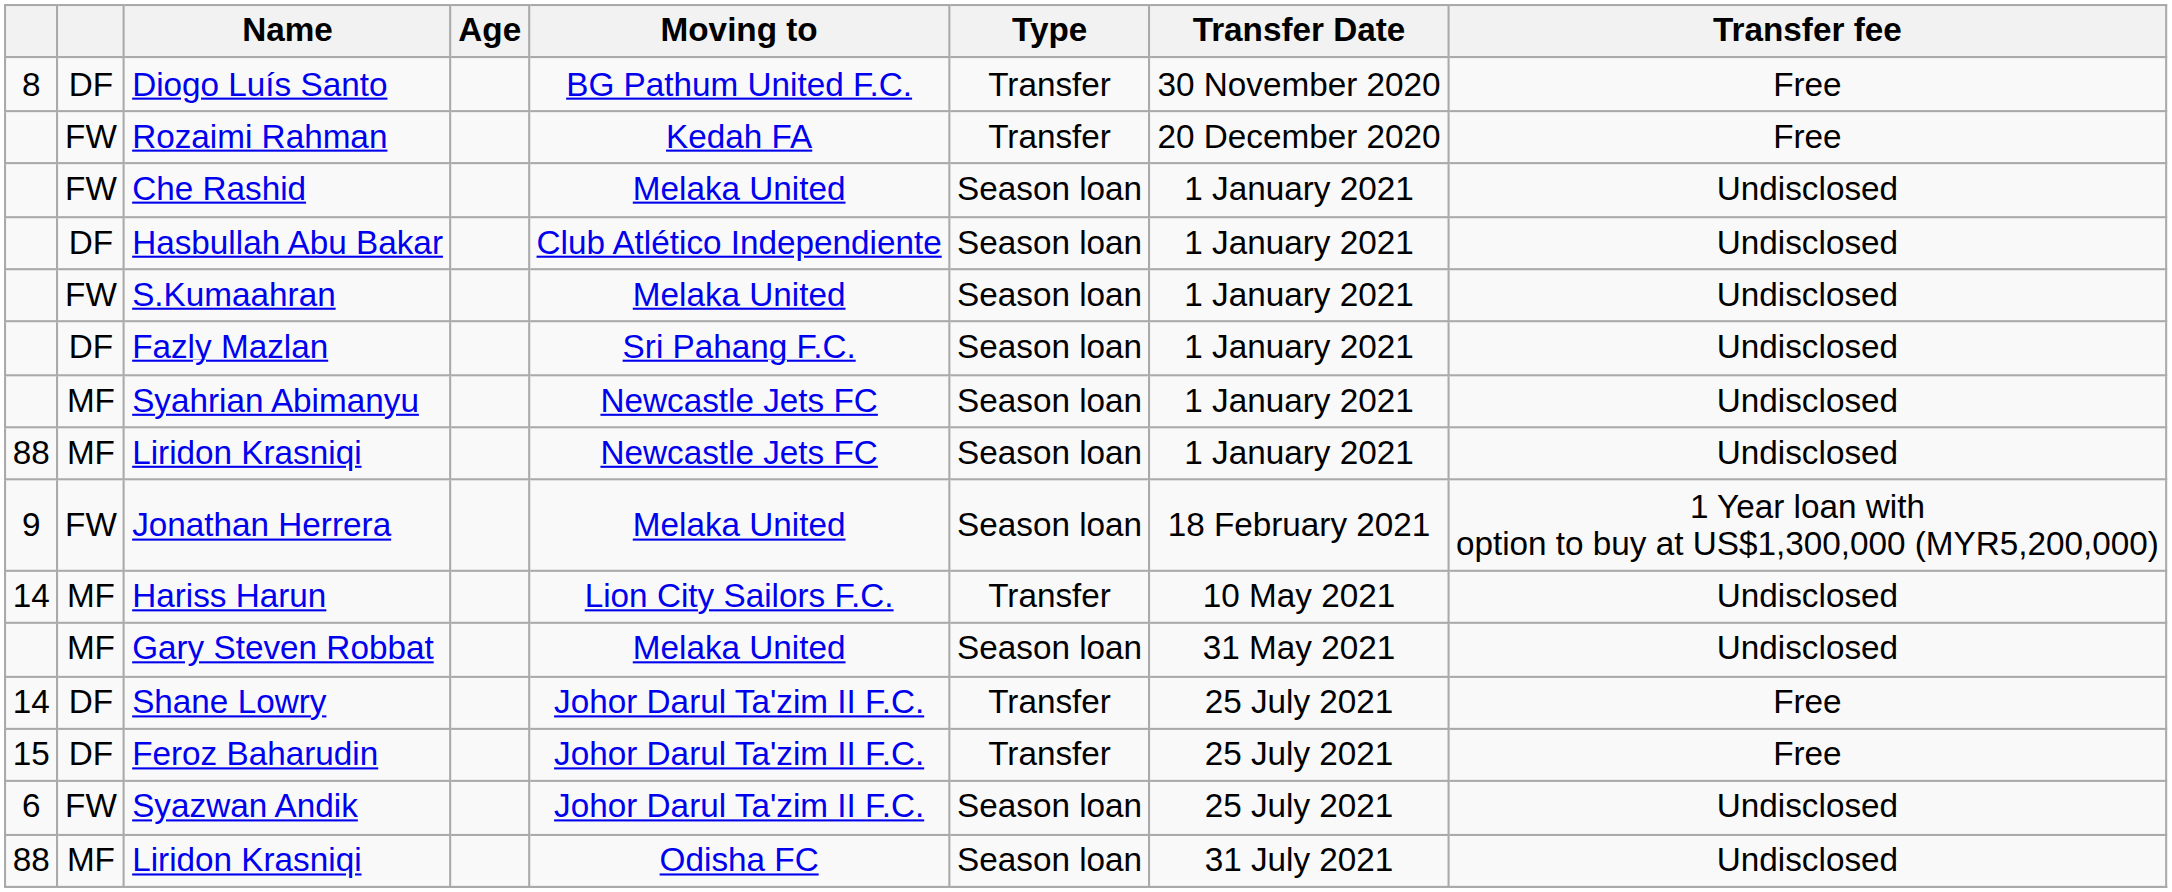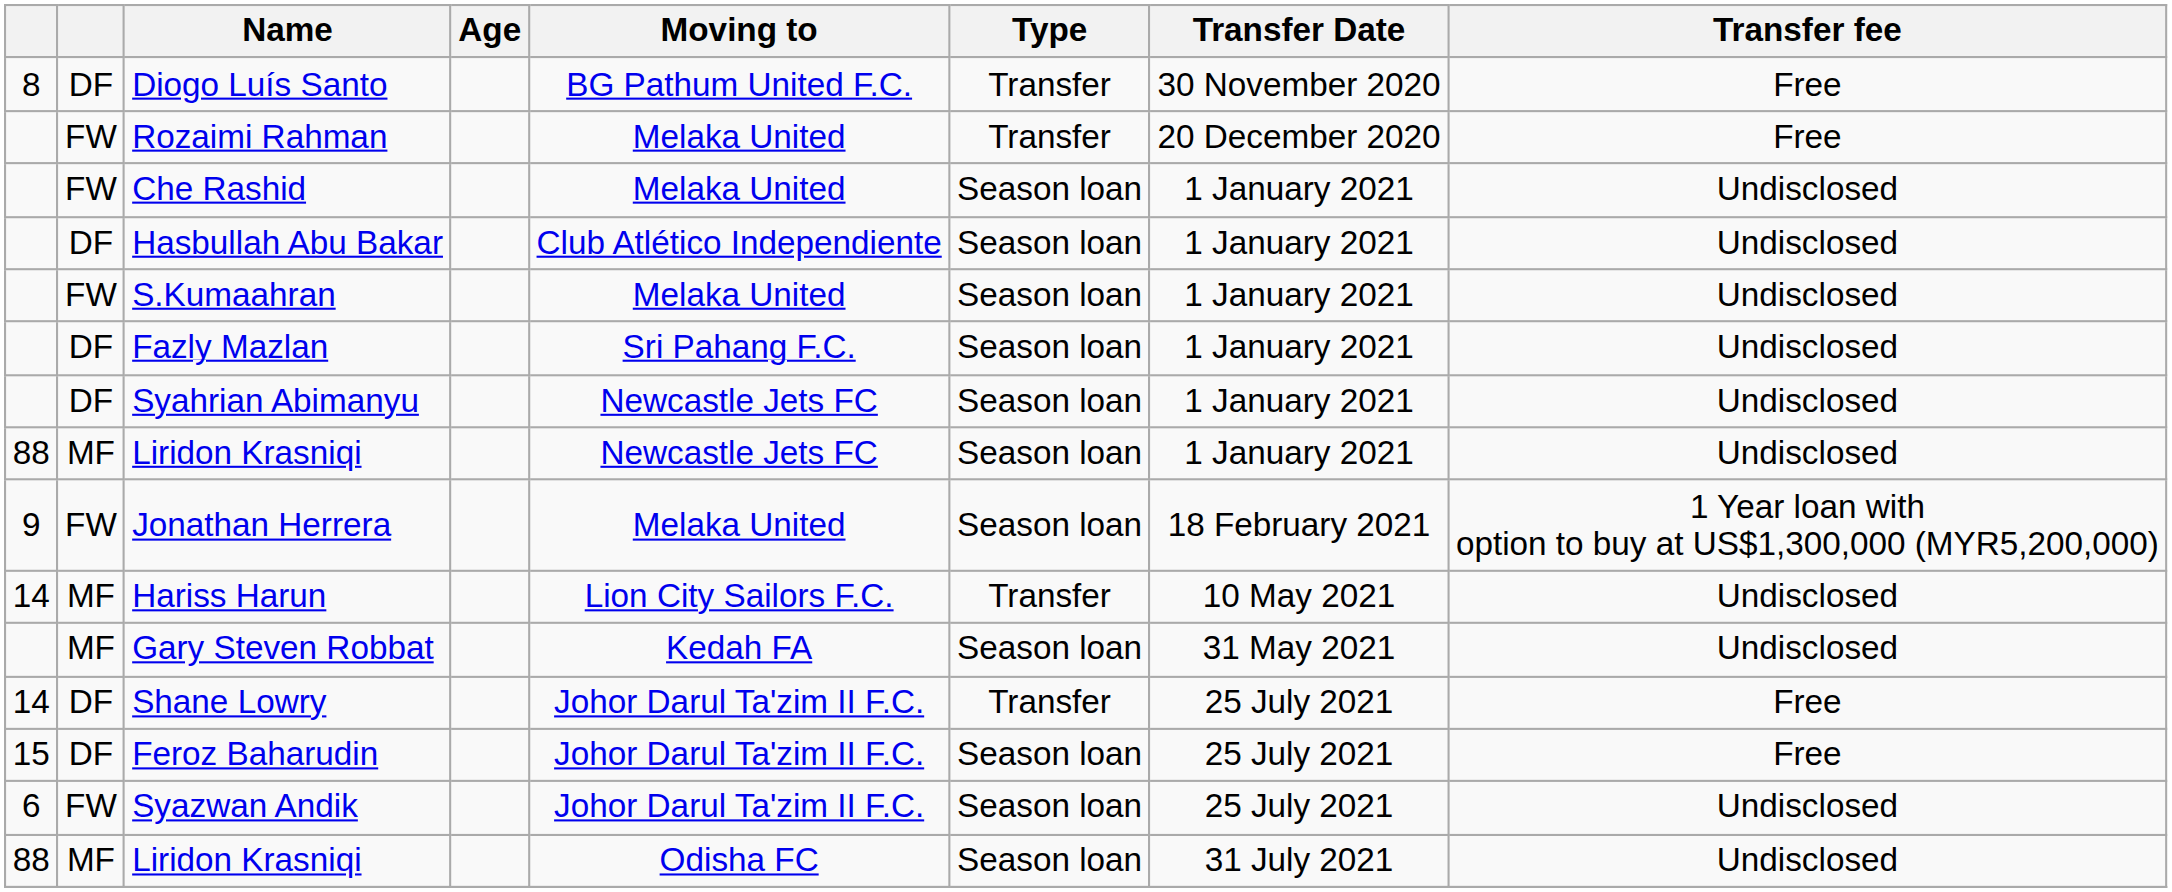(739, 136) Kedah FA -> (739, 136) Melaka United
(91, 400) MF -> (91, 400) DF
(739, 648) Melaka United -> (739, 648) Kedah FA
(1050, 754) Transfer -> (1050, 754) Season loan
